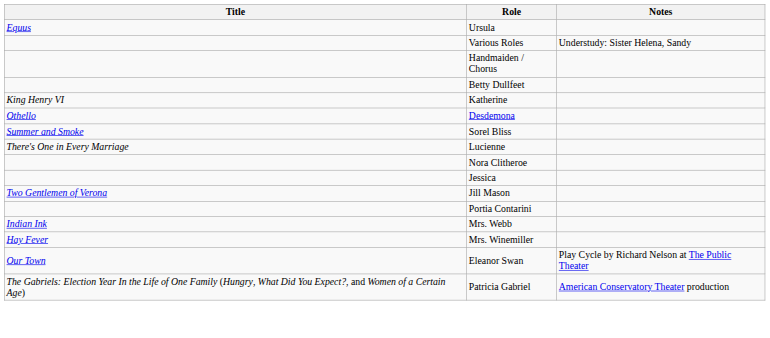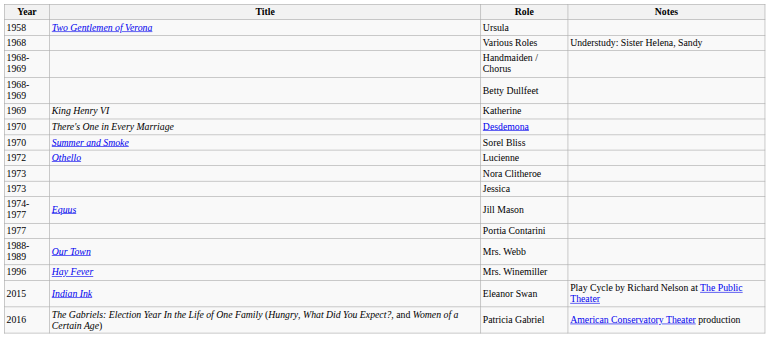+ column: (27, 12)
(19, 27) Equus -> (102, 27) Two Gentlemen of Verona
(21, 116) Othello -> (113, 127) There's One in Every Marriage
(68, 147) There's One in Every Marriage -> (66, 158) Othello
(57, 193) Two Gentlemen of Verona -> (64, 209) Equus
(27, 224) Indian Ink -> (71, 251) Our Town
(26, 260) Our Town -> (72, 293) Indian Ink
